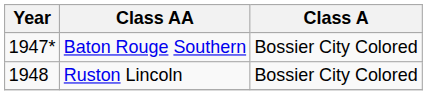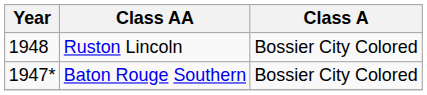rows swapped: (155, 47) <-> (123, 75)
